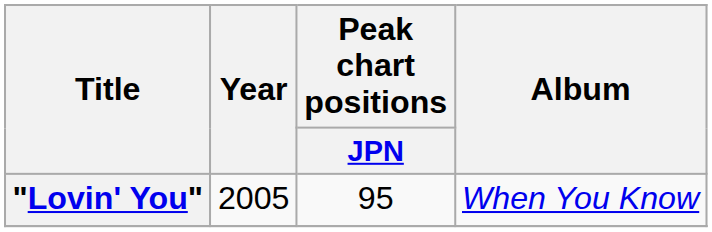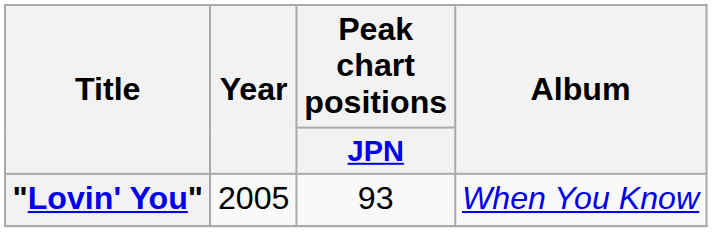(376, 199) 95 -> (376, 199) 93
